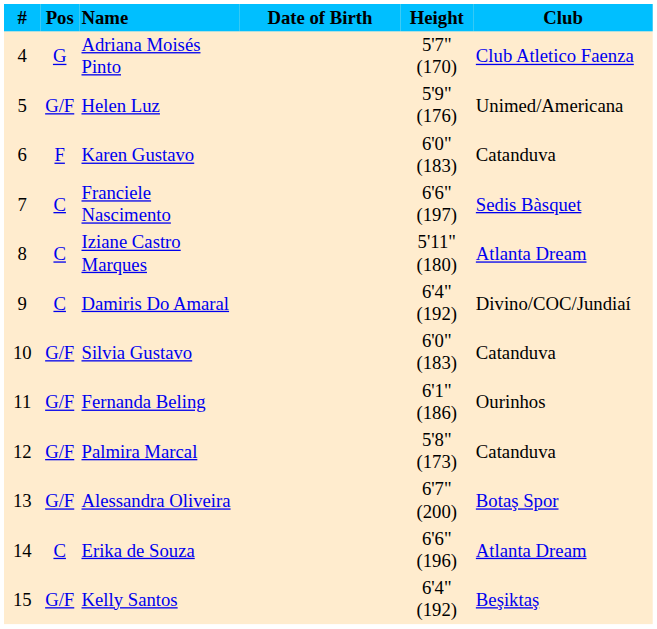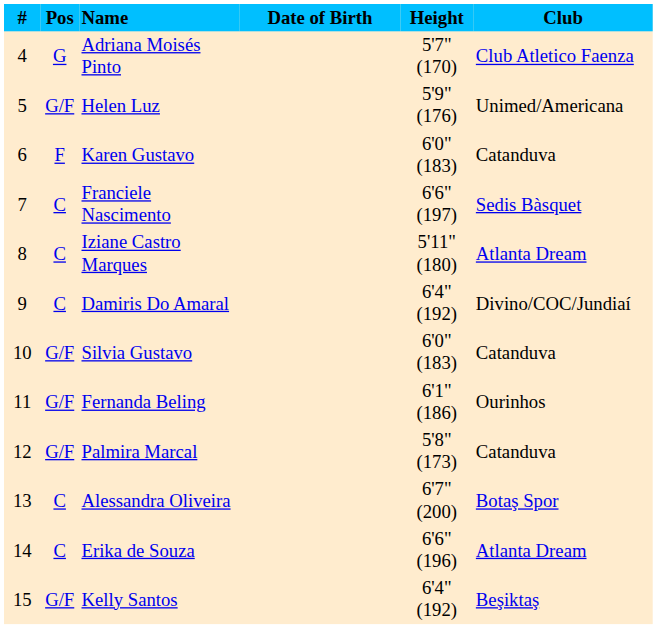(60, 500) G/F -> (60, 500) C
